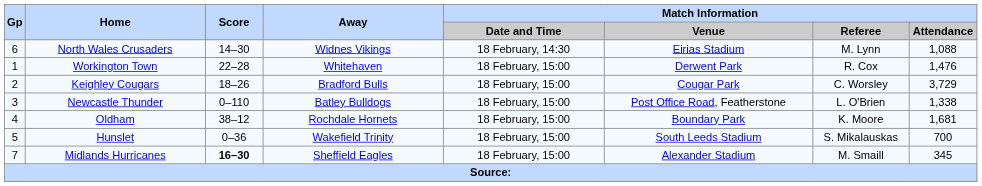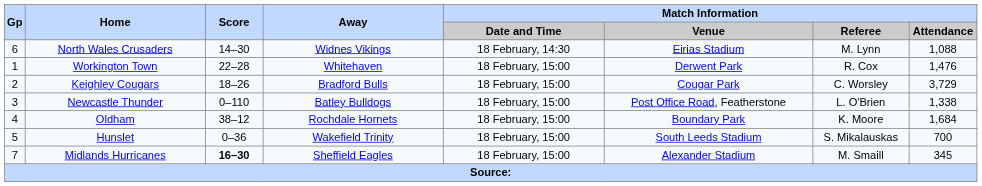(943, 120) 1,681 -> (943, 120) 1,684
